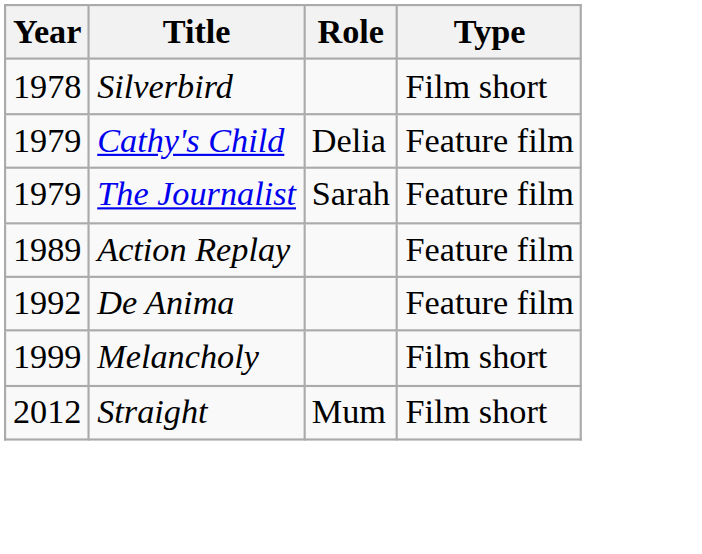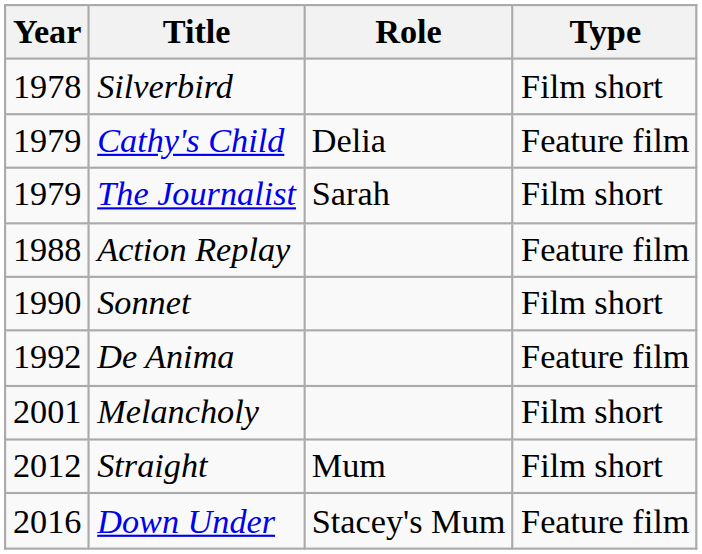(490, 194) Feature film -> (592, 194) Film short
(47, 248) 1989 -> (47, 248) 1988
+ row: (144, 303)
(47, 357) 1999 -> (47, 411) 2001
+ row: (186, 520)
